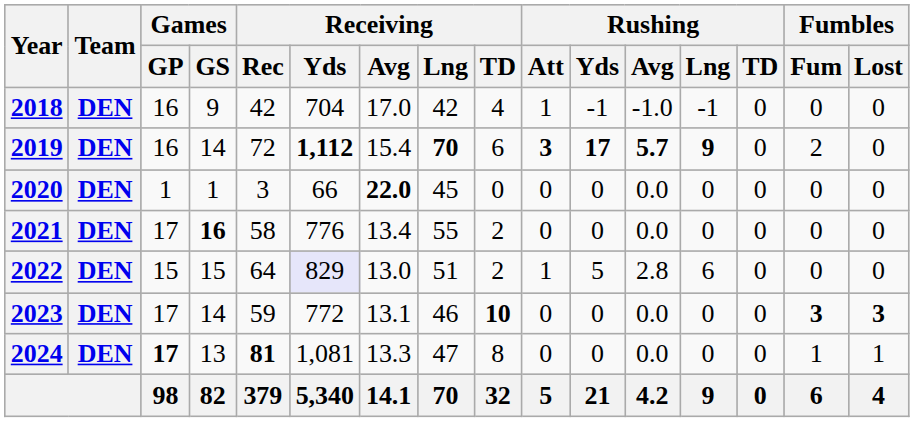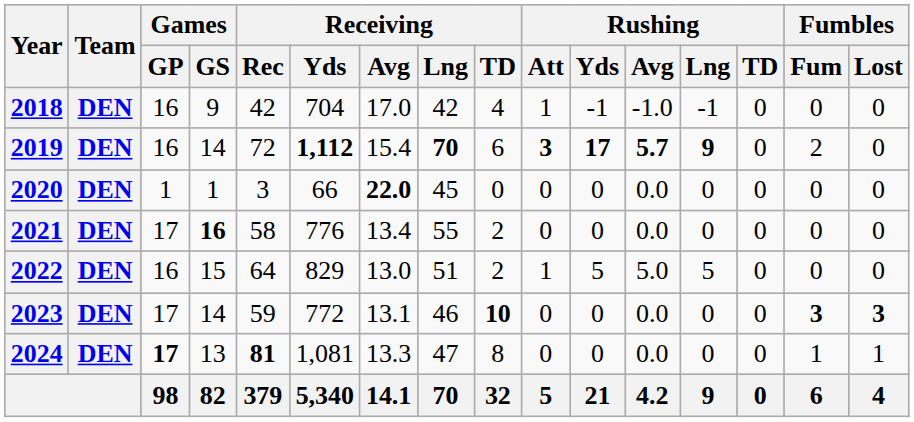(165, 271) 15 -> (165, 271) 16
(325, 271) lavender background -> (325, 271) no background
(652, 271) 2.8 -> (652, 271) 5.0
(708, 271) 6 -> (708, 271) 5
